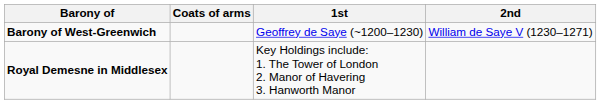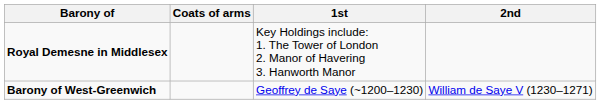rows swapped: (87, 70) <-> (82, 32)
